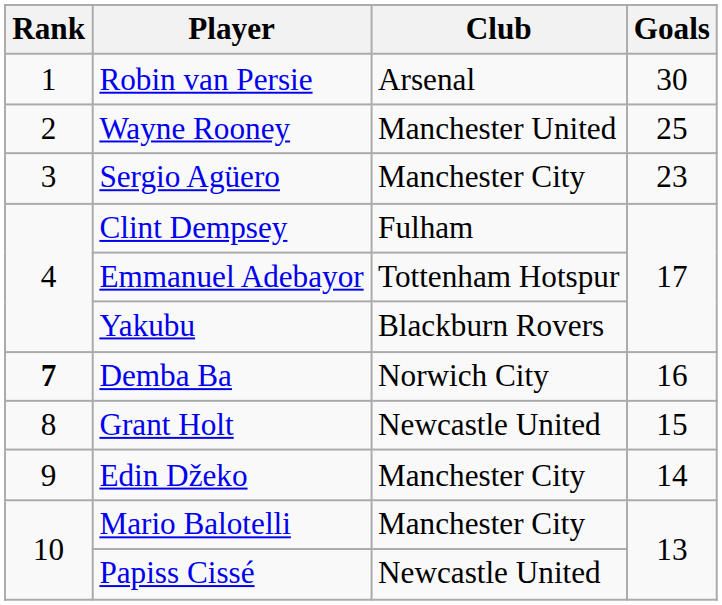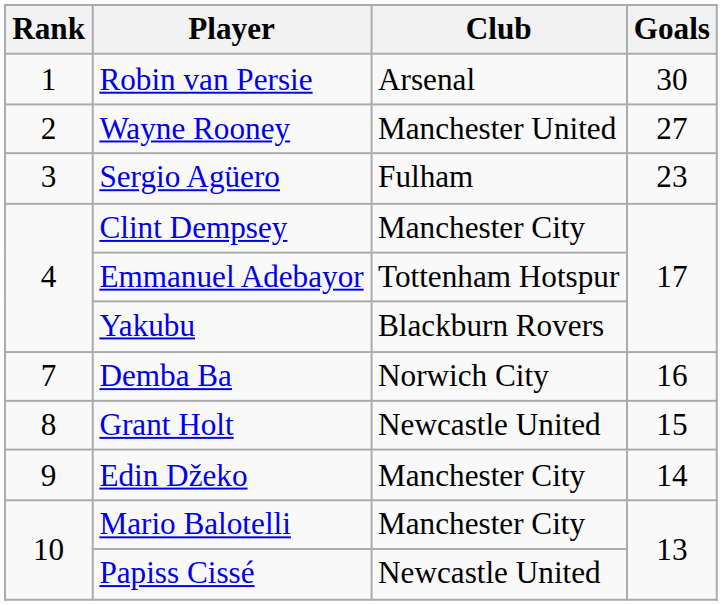(672, 128) 25 -> (672, 128) 27
(482, 177) Manchester City -> (426, 177) Fulham
(426, 227) Fulham -> (482, 227) Manchester City
(49, 375) bold -> (49, 375) normal
